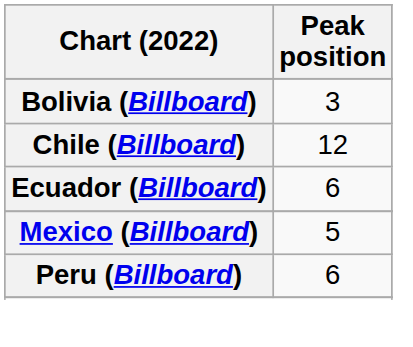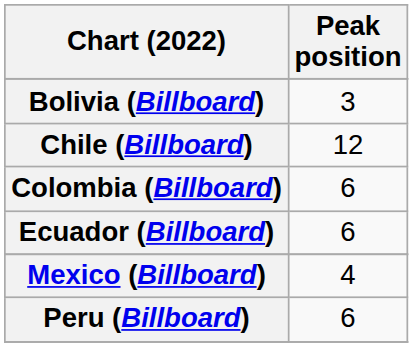+ row: (147, 188)
(333, 231) 5 -> (348, 275) 4
